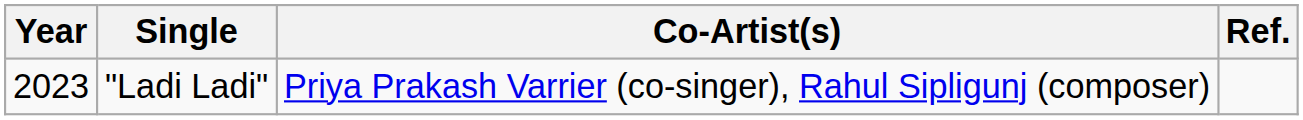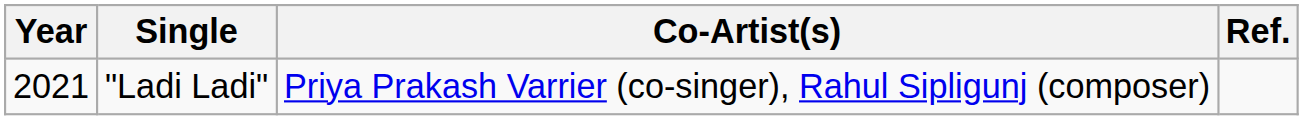(51, 85) 2023 -> (51, 85) 2021
